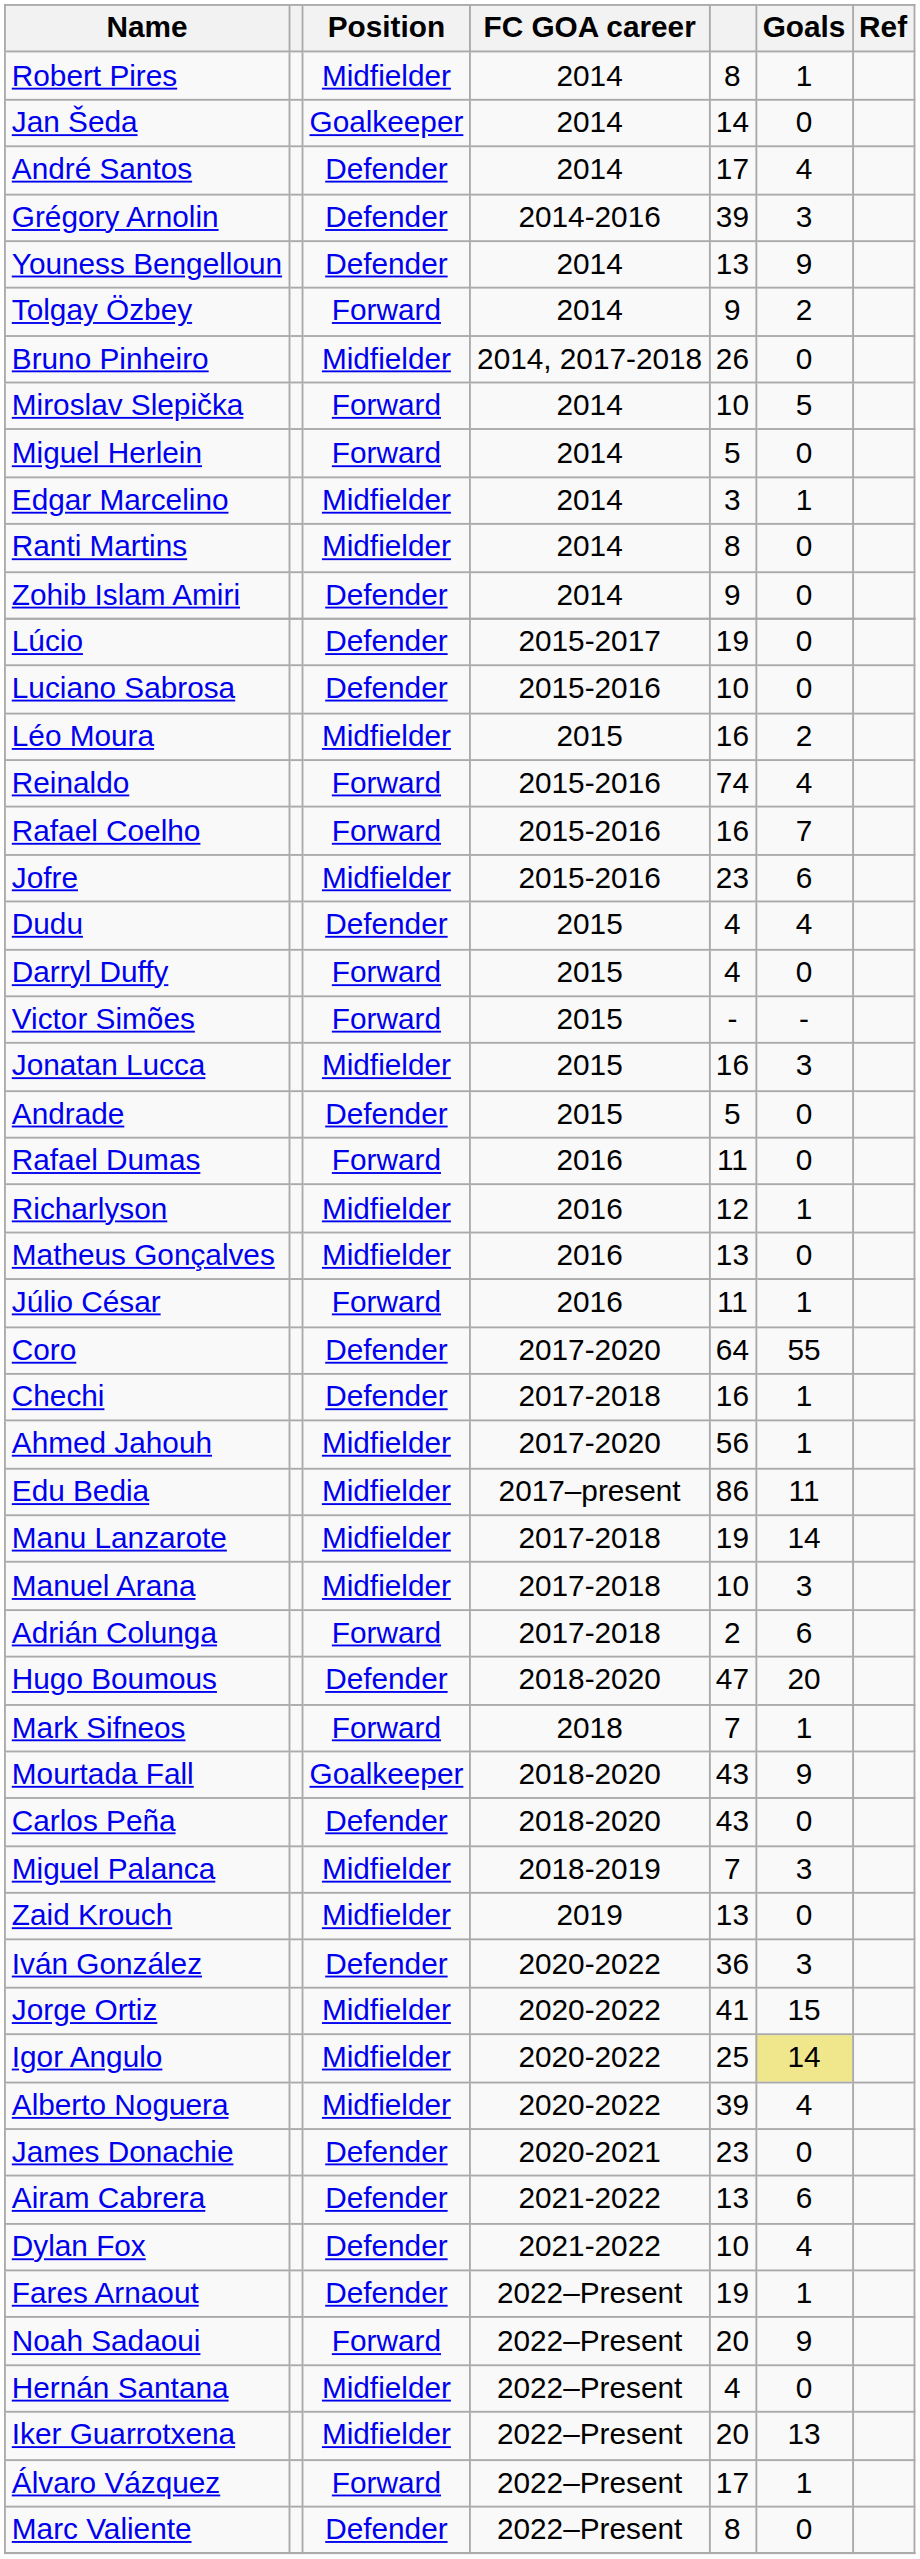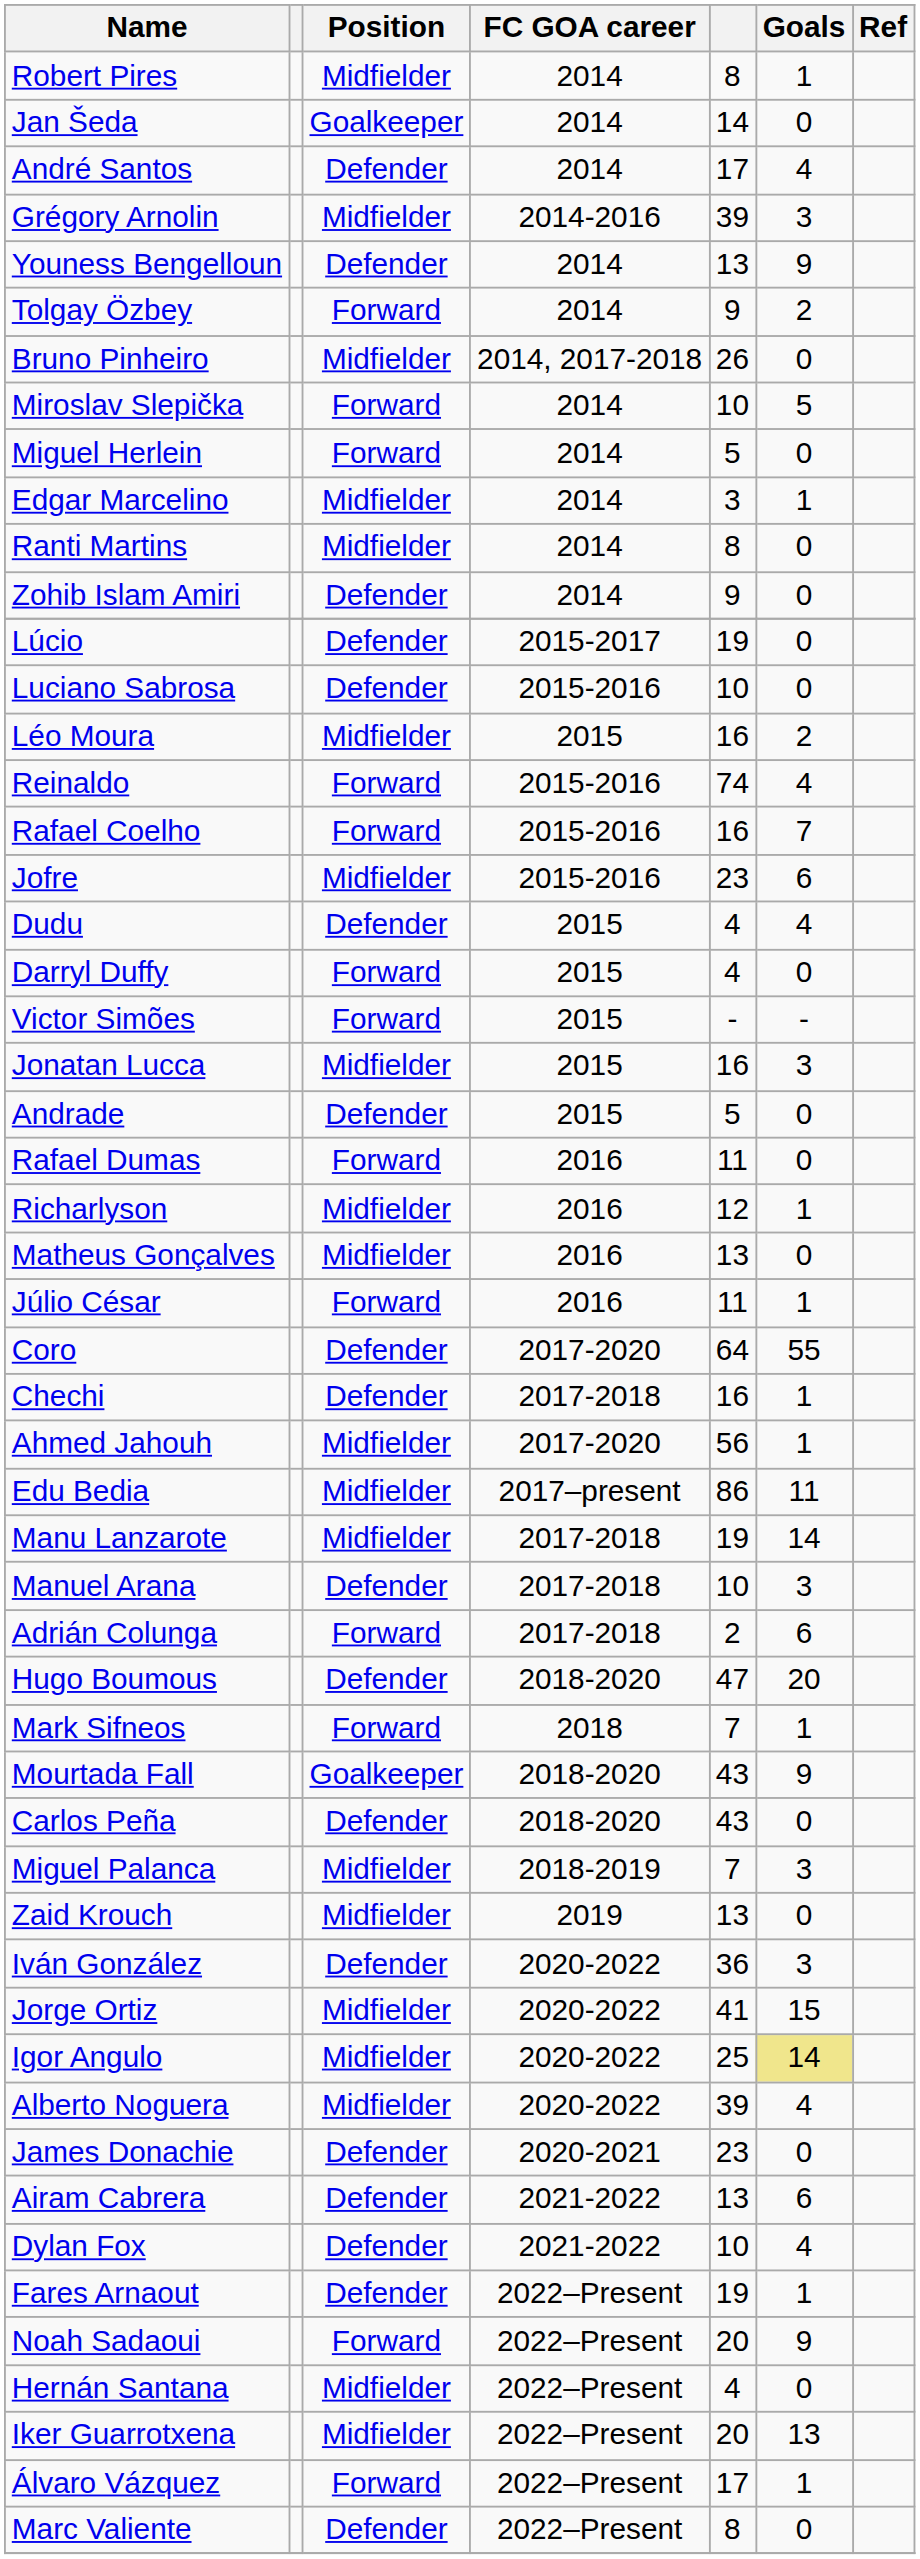(386, 216) Defender -> (386, 216) Midfielder
(386, 1585) Midfielder -> (386, 1585) Defender
